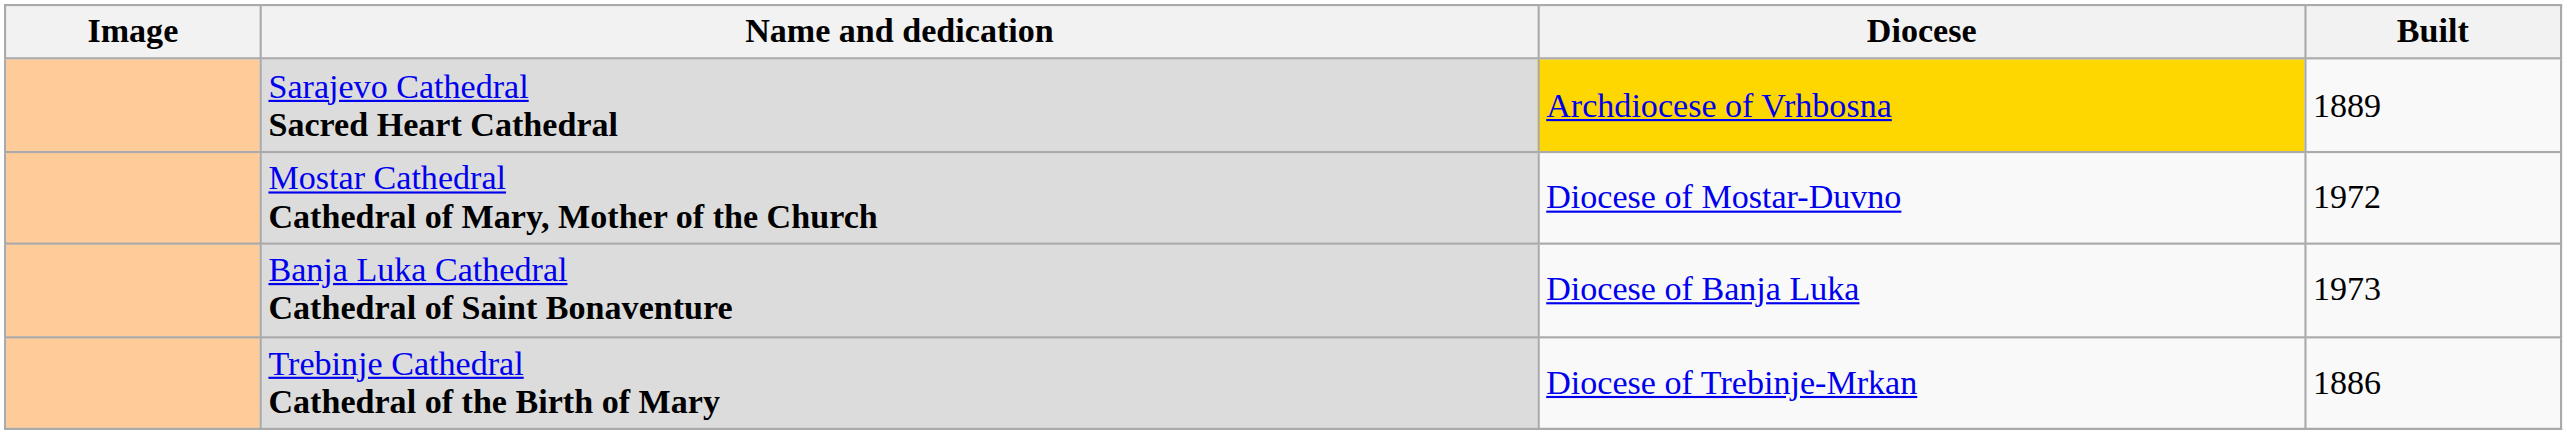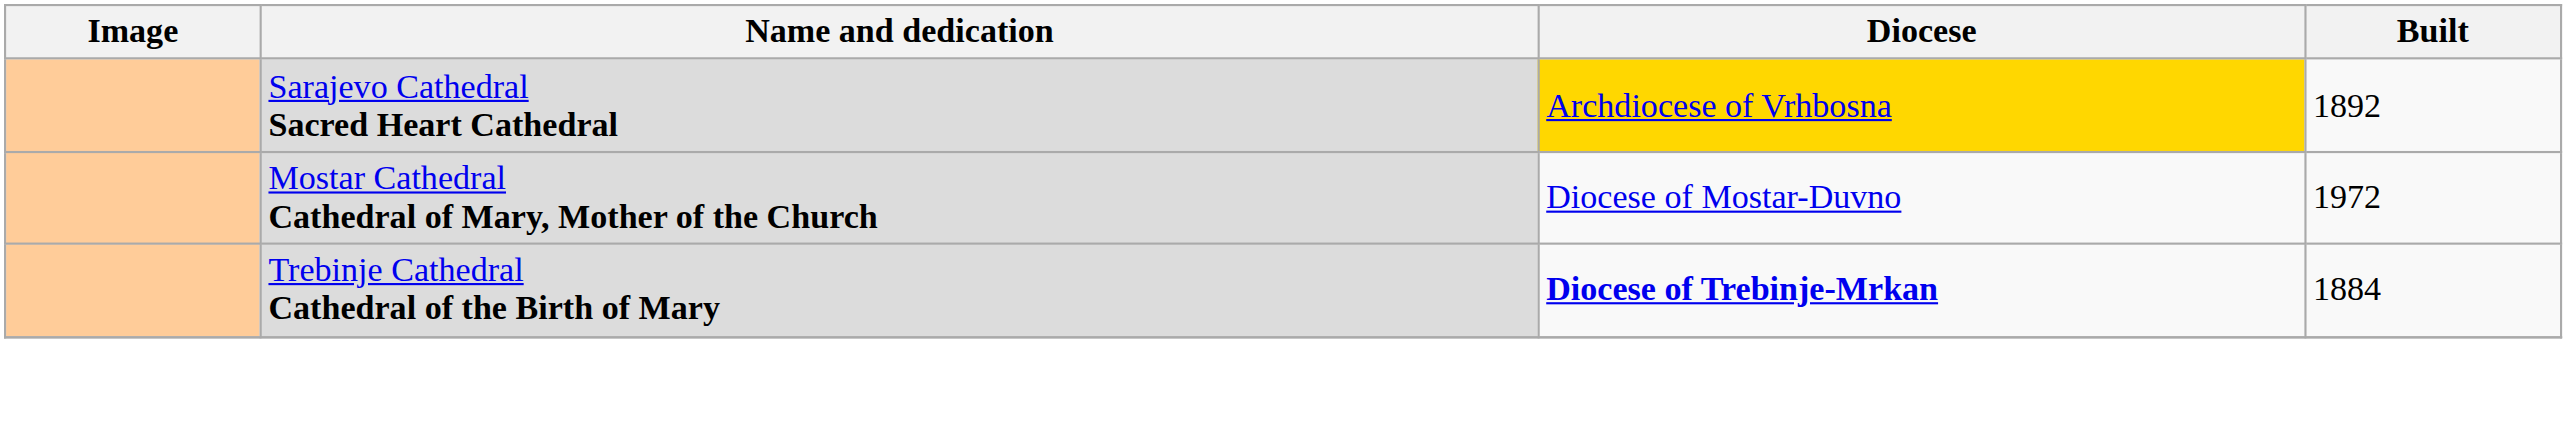(2347, 104) 1889 -> (2347, 104) 1892
- row: (501, 289)
(1732, 381) normal -> (1742, 289) bold
(2347, 381) 1886 -> (2347, 289) 1884
